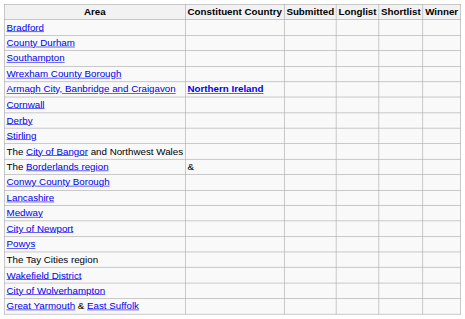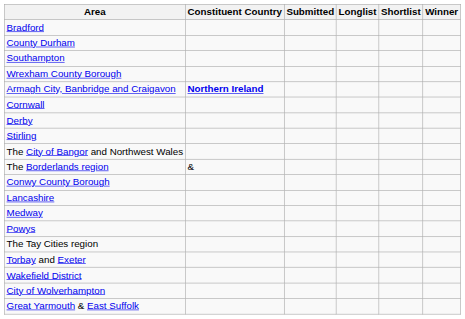- row: (40, 228)
+ row: (46, 259)
